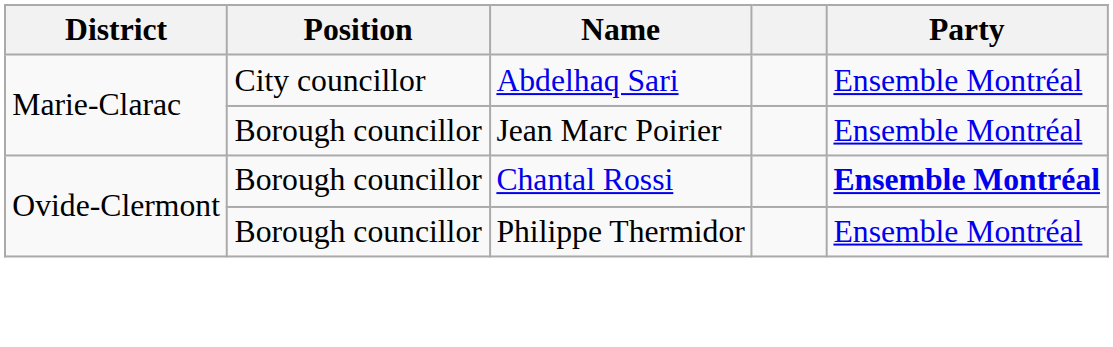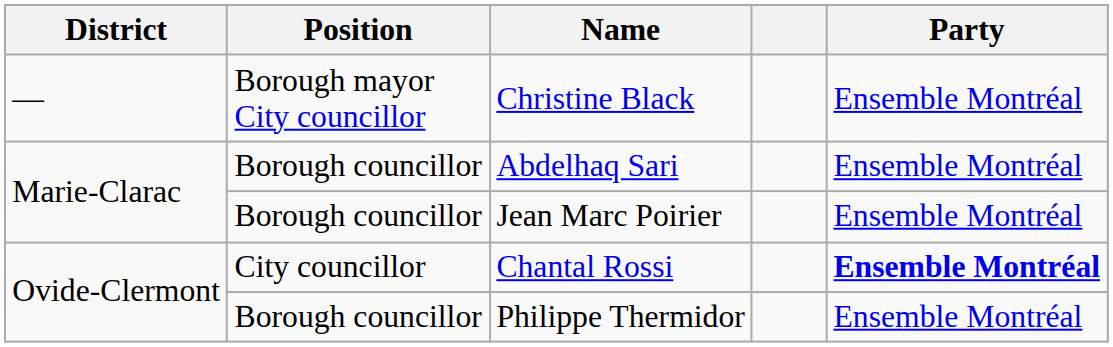+ row: (595, 97)
(330, 79) City councillor -> (358, 165) Borough councillor
(358, 180) Borough councillor -> (330, 266) City councillor
